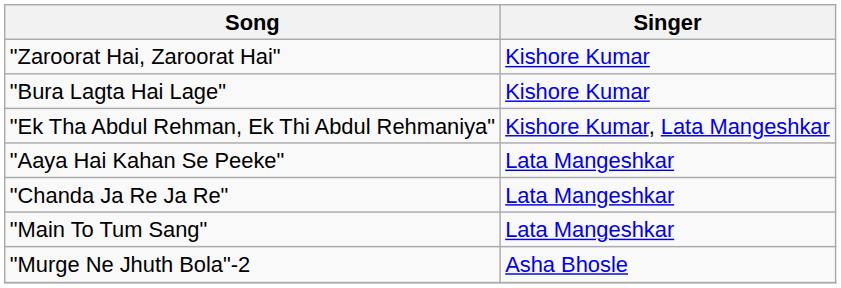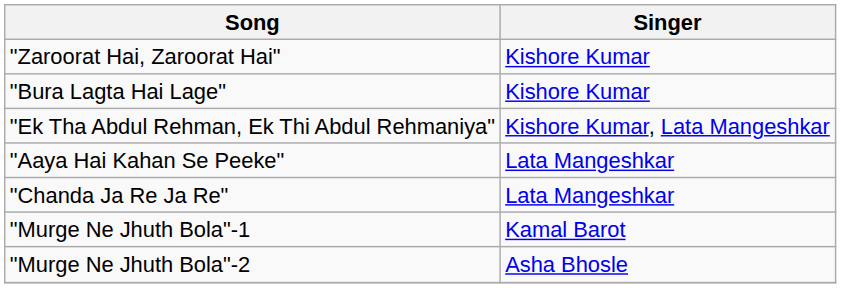- row: (109, 230)
+ row: (130, 230)
